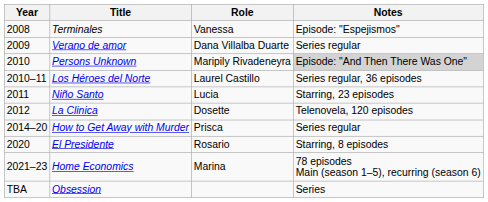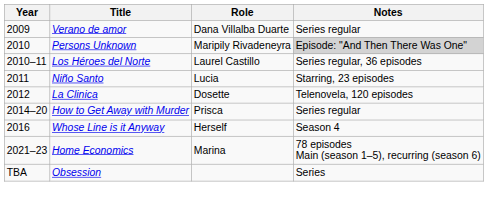- row: (77, 29)
+ row: (108, 128)
- row: (83, 144)
